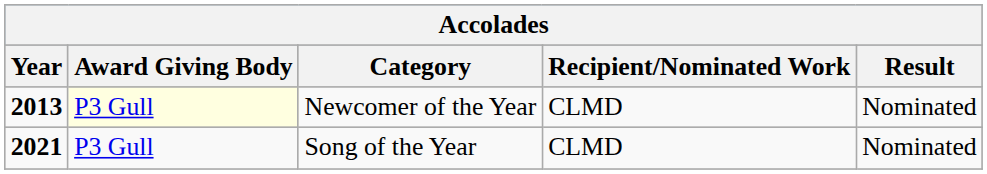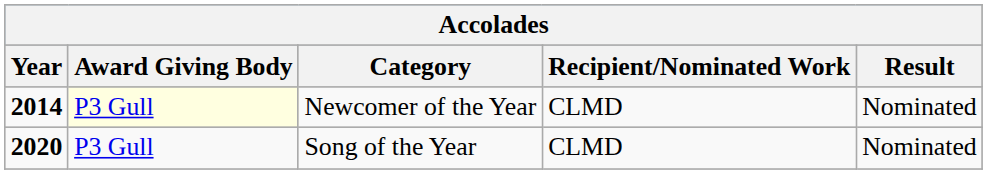(37, 106) 2013 -> (37, 106) 2014
(37, 147) 2021 -> (37, 147) 2020
